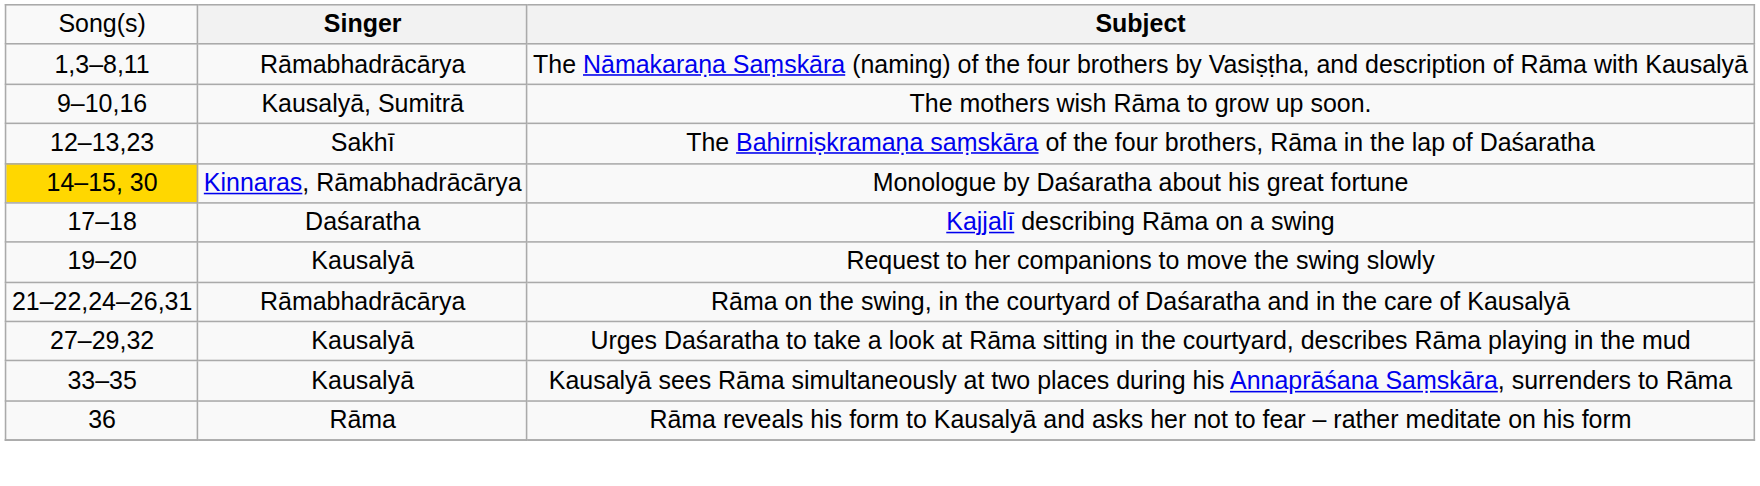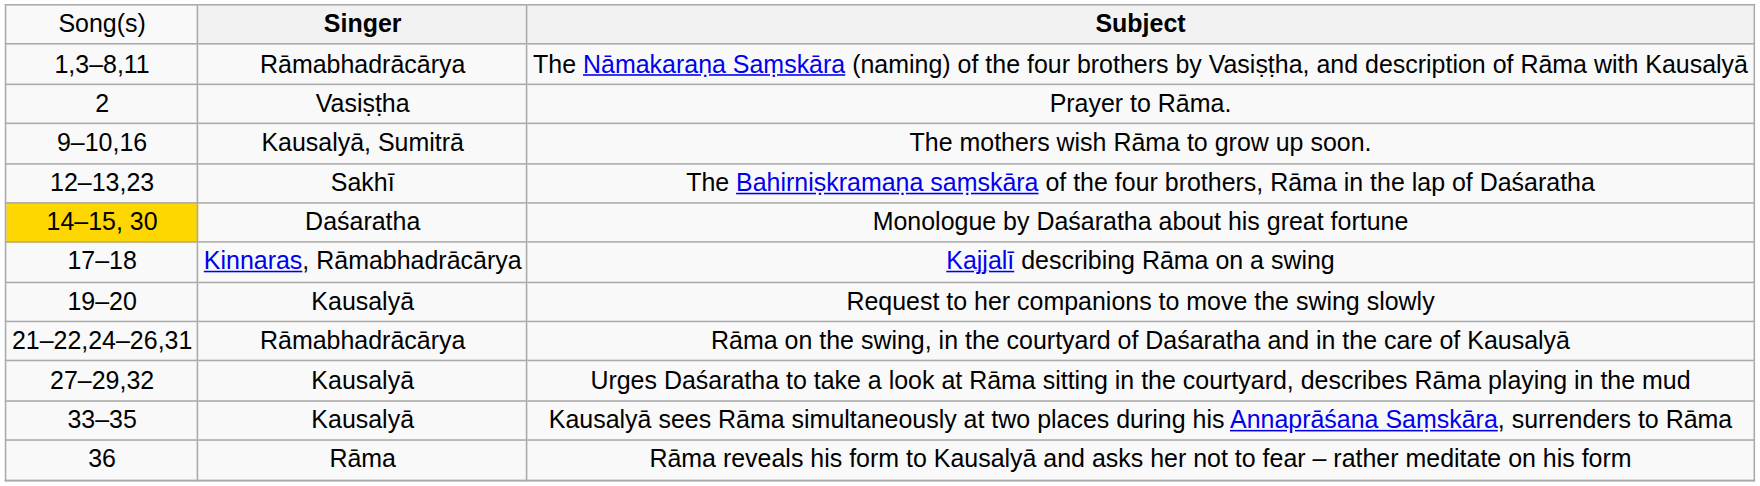+ row: (1141, 103)
(363, 182) Kinnaras, Rāmabhadrācārya -> (363, 222) Daśaratha
(363, 222) Daśaratha -> (363, 261) Kinnaras, Rāmabhadrācārya
